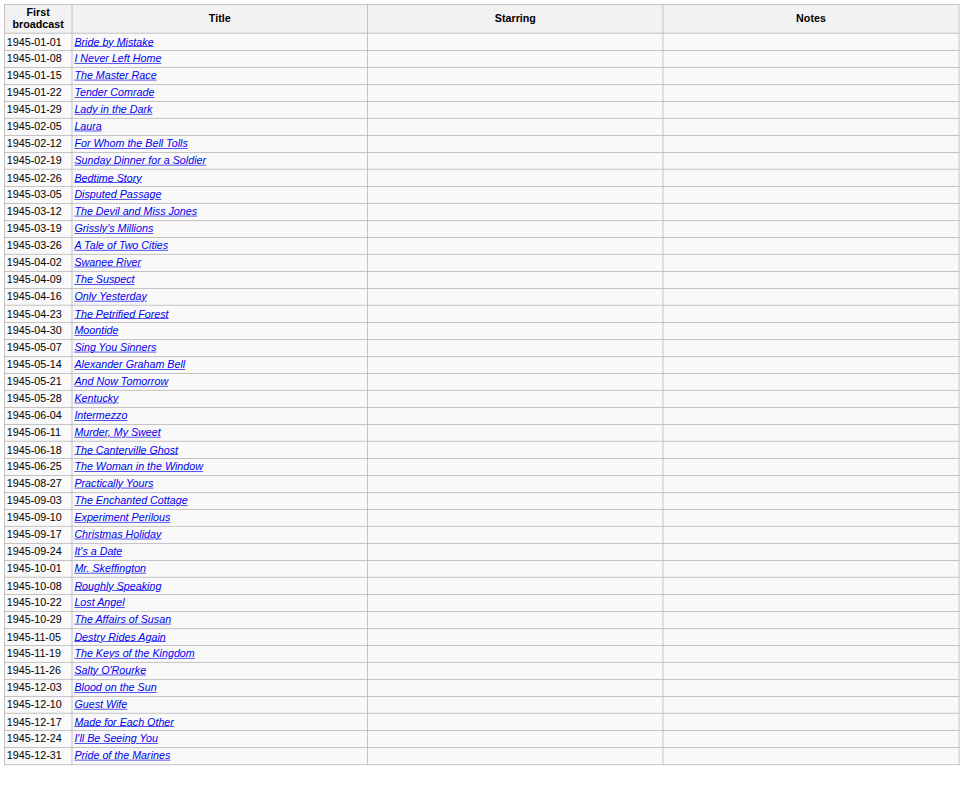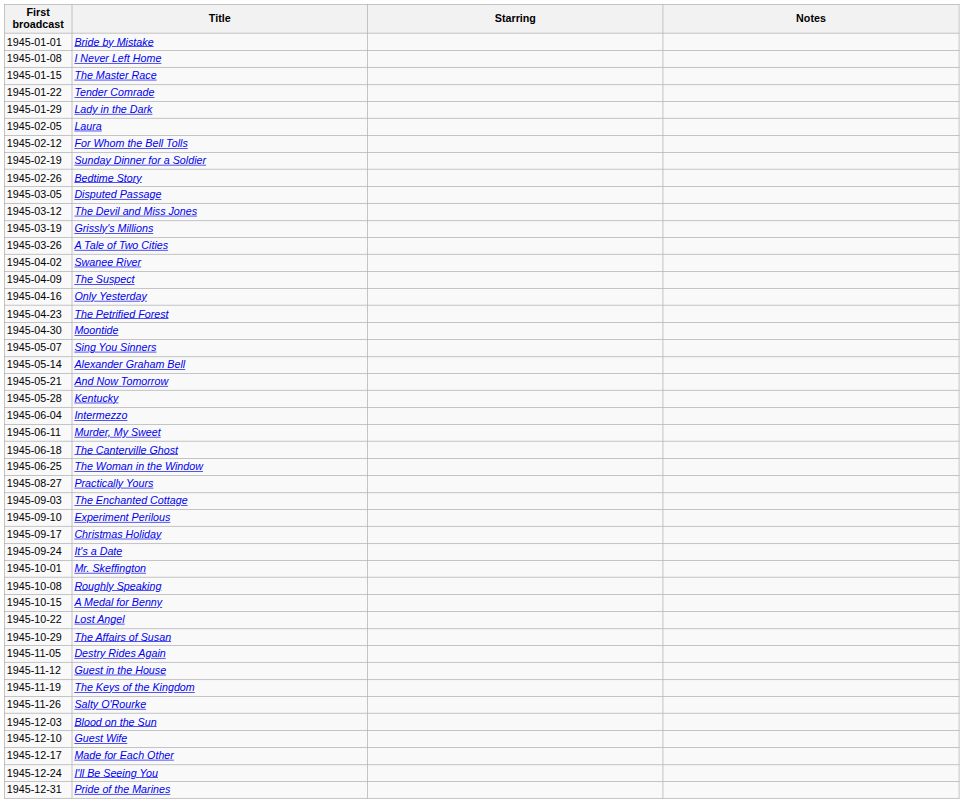+ row: (118, 603)
+ row: (120, 671)
